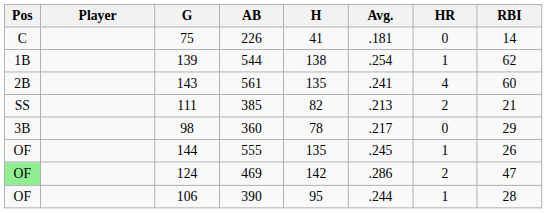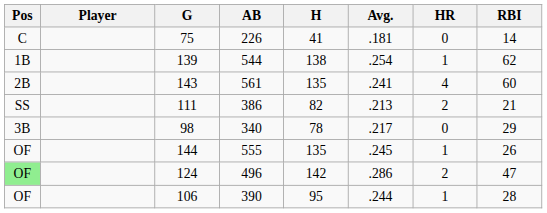(252, 106) 385 -> (252, 106) 386
(252, 128) 360 -> (252, 128) 340
(252, 173) 469 -> (252, 173) 496
